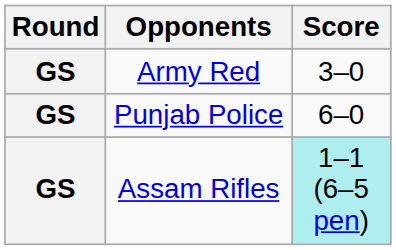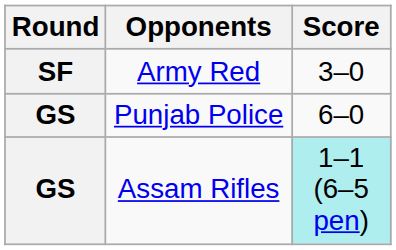(56, 71) GS -> (56, 71) SF
